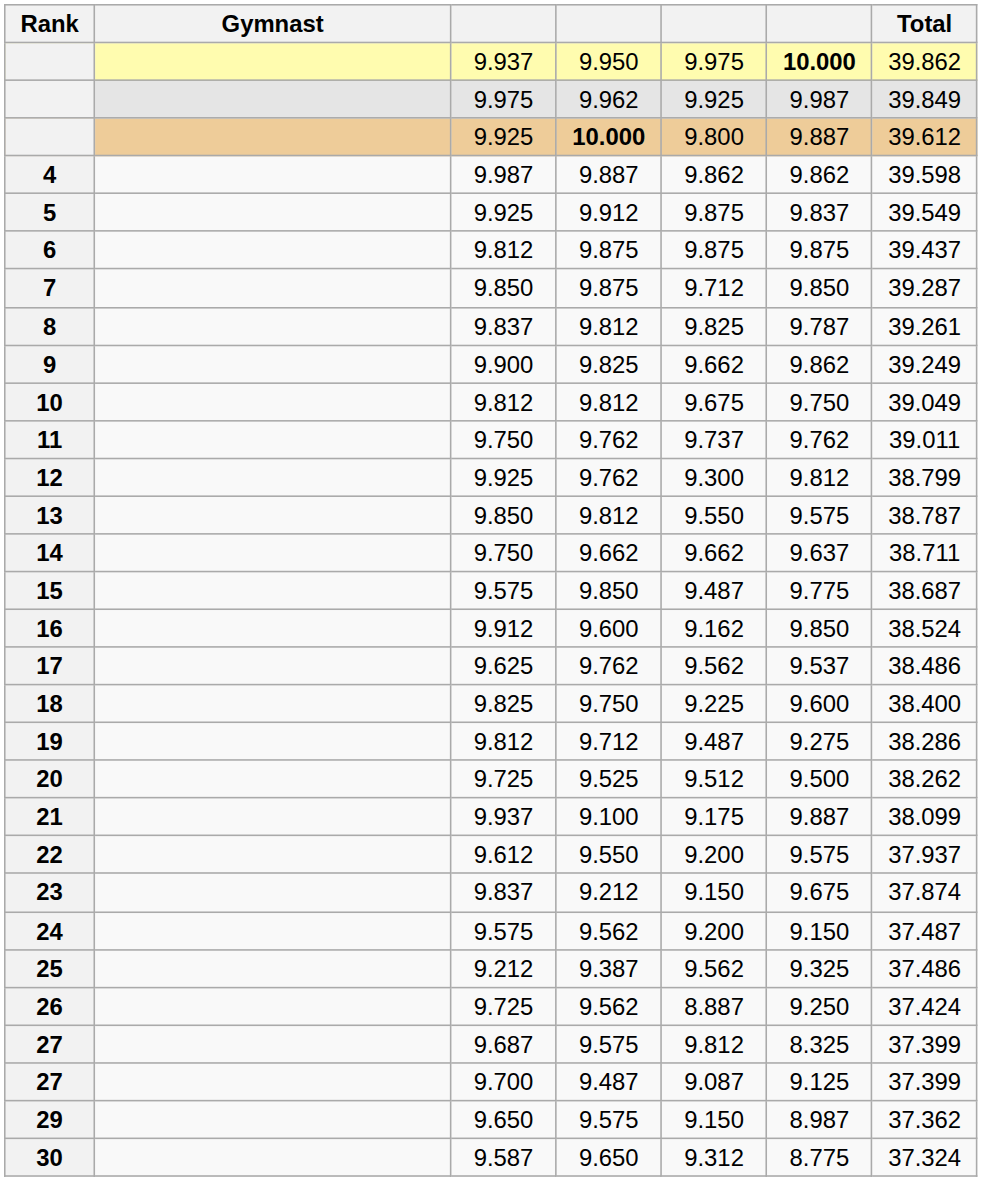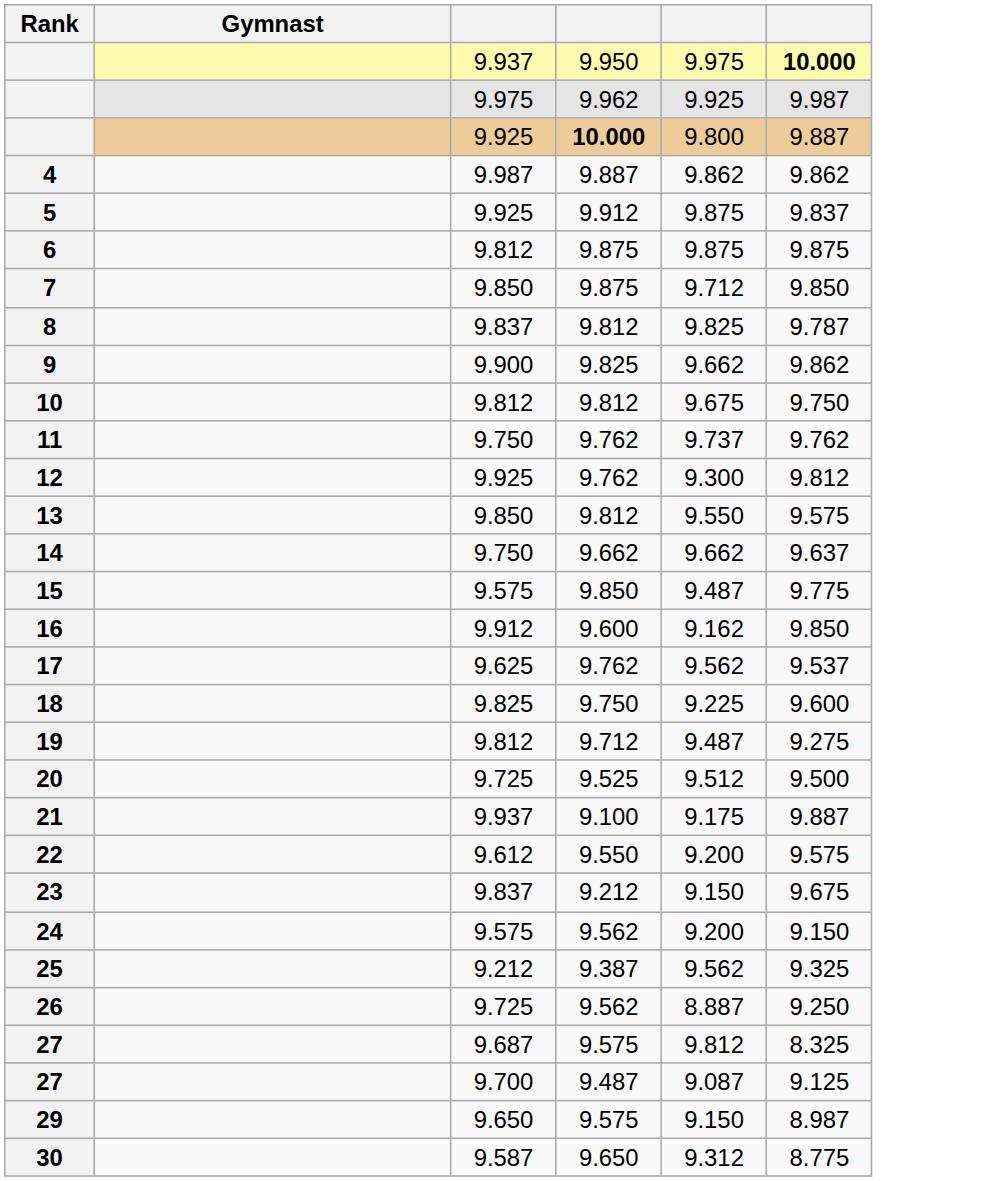- column: (925, 24)
